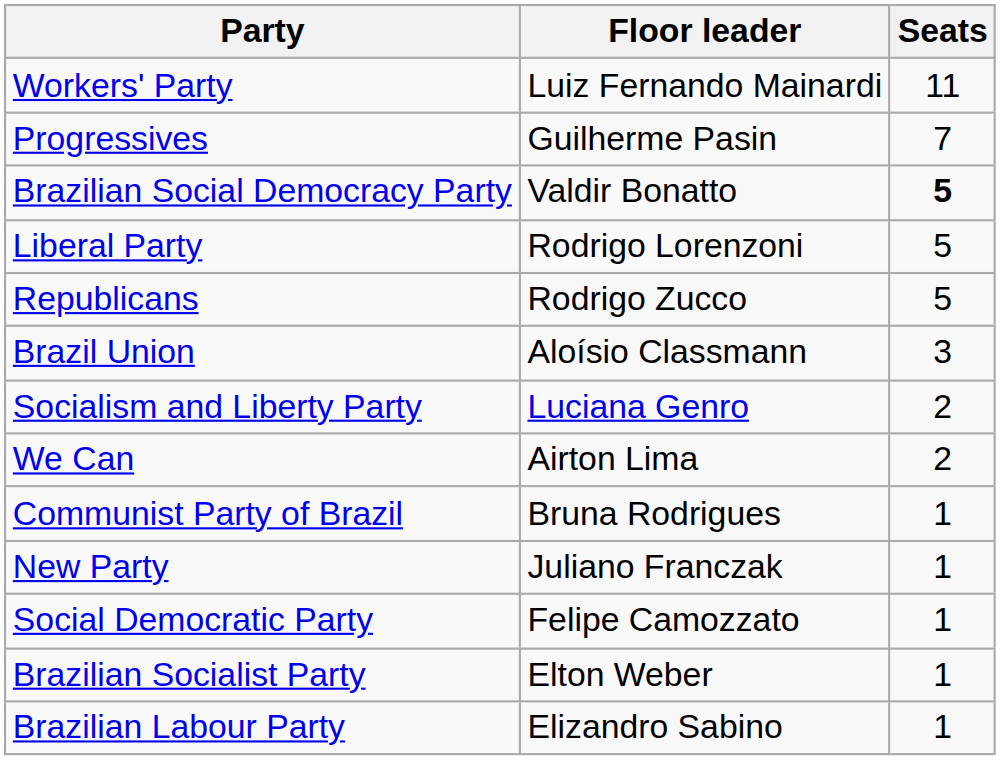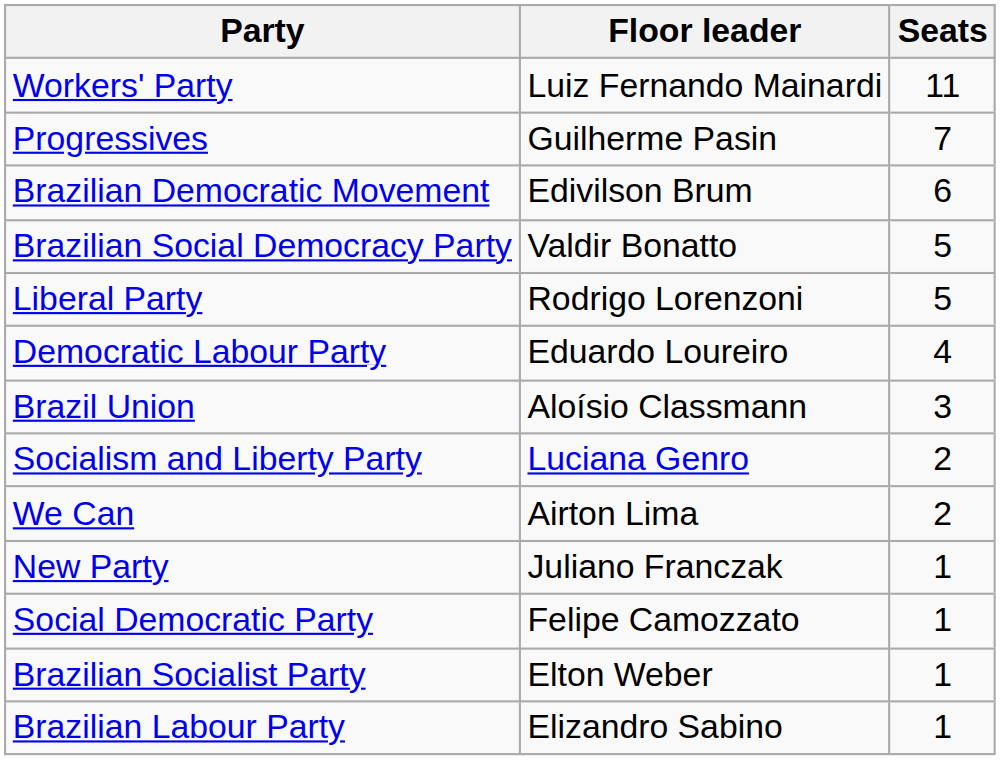+ row: (251, 191)
(943, 191) bold -> (943, 245) normal
- row: (106, 298)
+ row: (200, 352)
- row: (208, 513)
